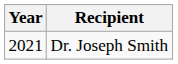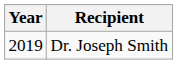(26, 45) 2021 -> (26, 45) 2019
